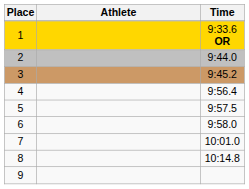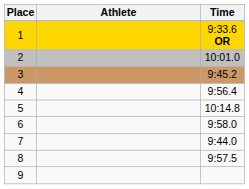(222, 58) 9:44.0 -> (222, 58) 10:01.0
(222, 108) 9:57.5 -> (222, 108) 10:14.8
(222, 141) 10:01.0 -> (222, 141) 9:44.0
(222, 158) 10:14.8 -> (222, 158) 9:57.5
